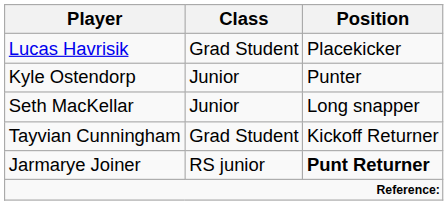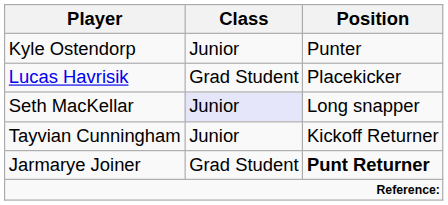rows swapped: (69, 48) <-> (72, 77)
(214, 106) no background -> (214, 106) lavender background
(244, 135) Grad Student -> (214, 135) Junior
(227, 164) RS junior -> (244, 164) Grad Student
